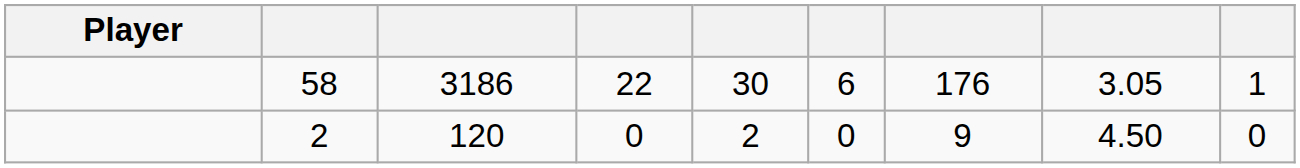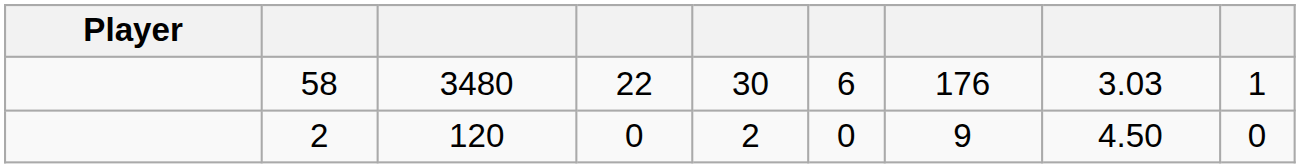(477, 83) 3186 -> (477, 83) 3480
(1130, 83) 3.05 -> (1130, 83) 3.03
